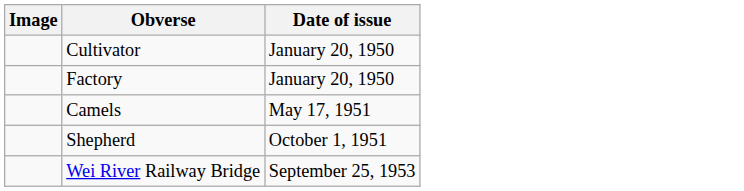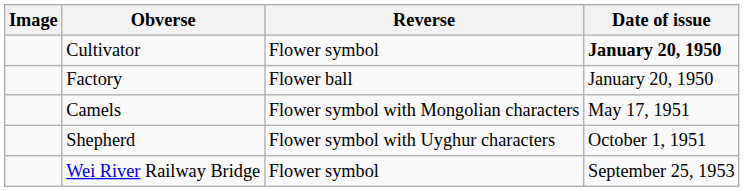+ column: (424, 19)
(331, 50) normal -> (655, 50) bold
